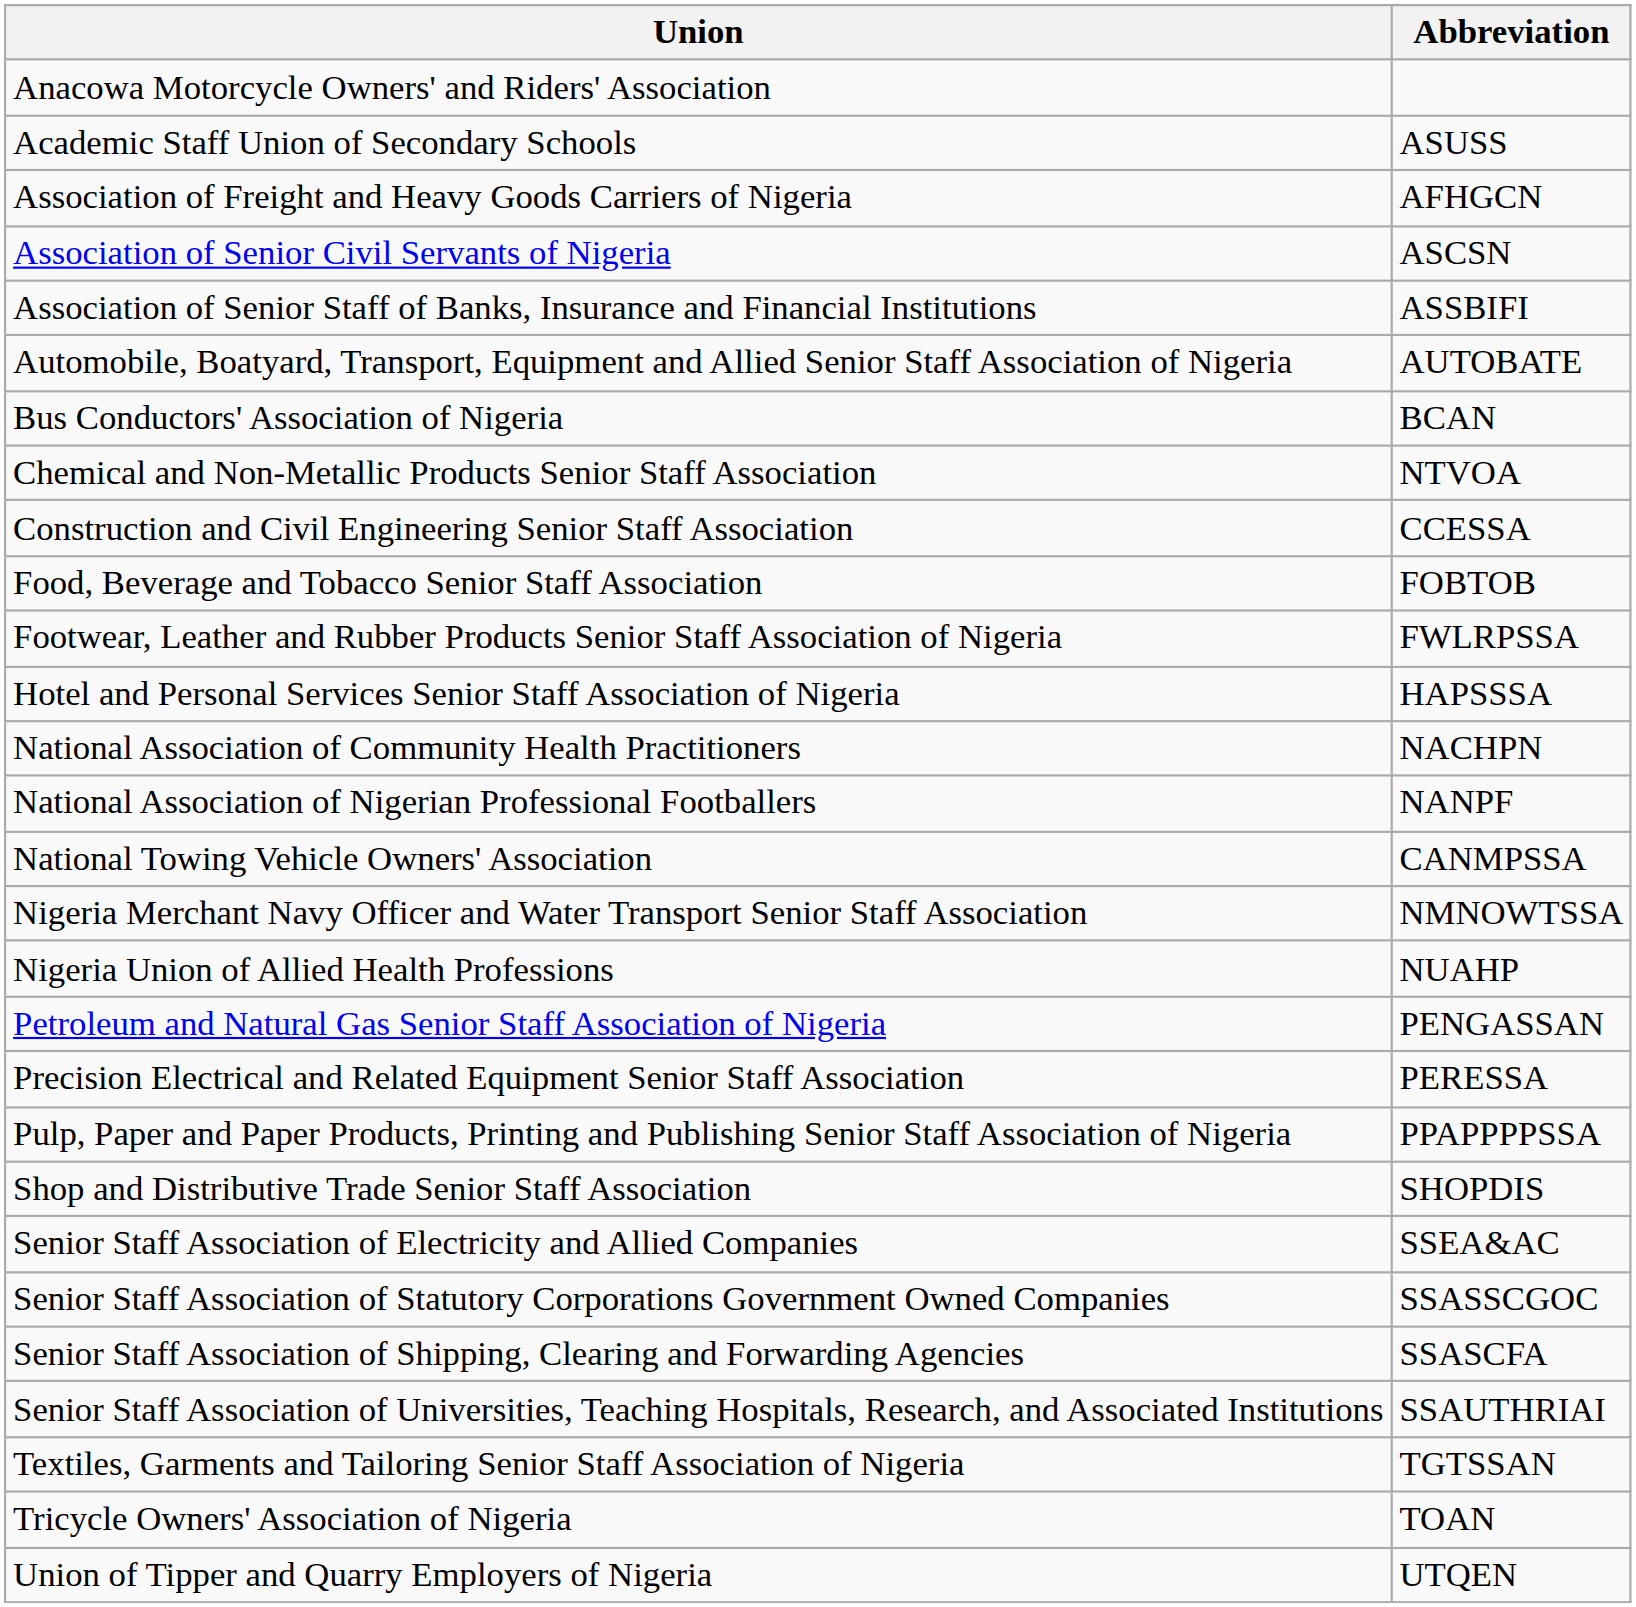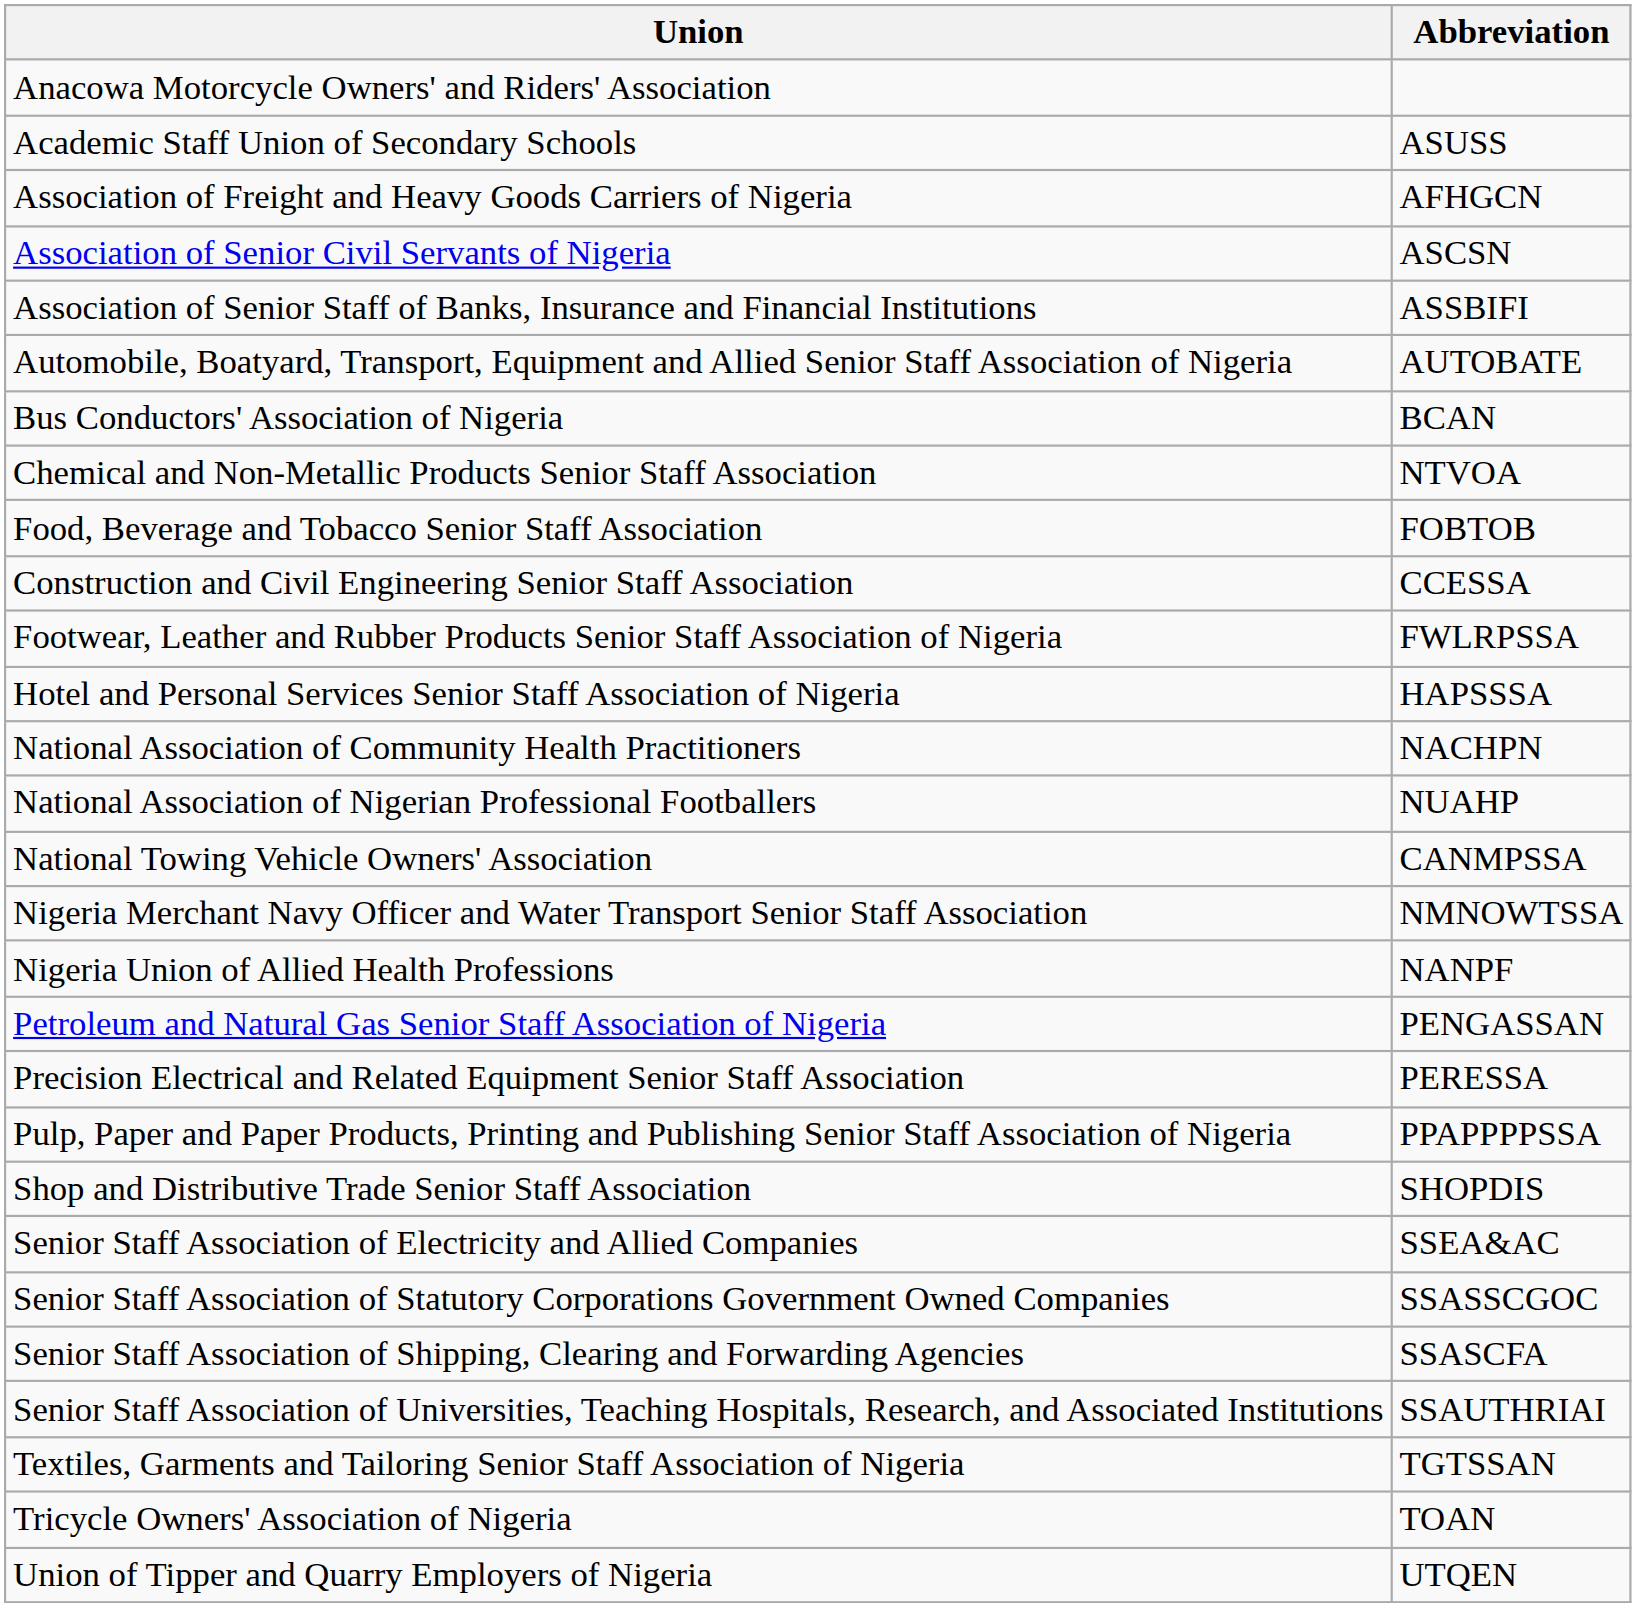rows swapped: (433, 527) <-> (388, 582)
(1456, 802) NANPF -> (1459, 802) NUAHP
(1459, 968) NUAHP -> (1456, 968) NANPF
